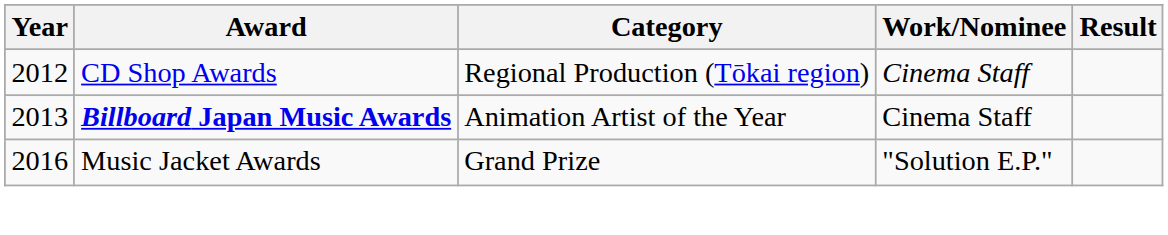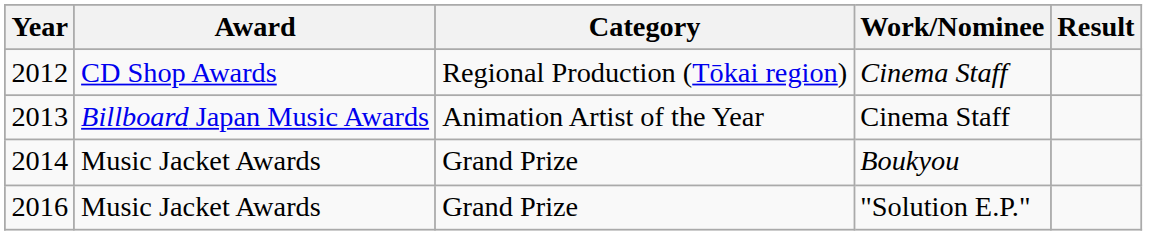(266, 116) bold -> (255, 116) normal
+ row: (40, 161)
